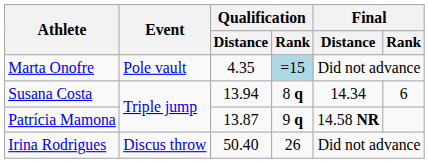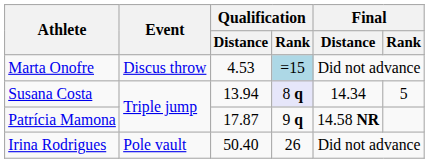(155, 68) Pole vault -> (165, 68) Discus throw
(241, 68) 4.35 -> (241, 68) 4.53
(293, 94) no background -> (293, 94) lavender background
(404, 94) 6 -> (404, 94) 5
(241, 119) 13.87 -> (241, 119) 17.87
(165, 145) Discus throw -> (155, 145) Pole vault
